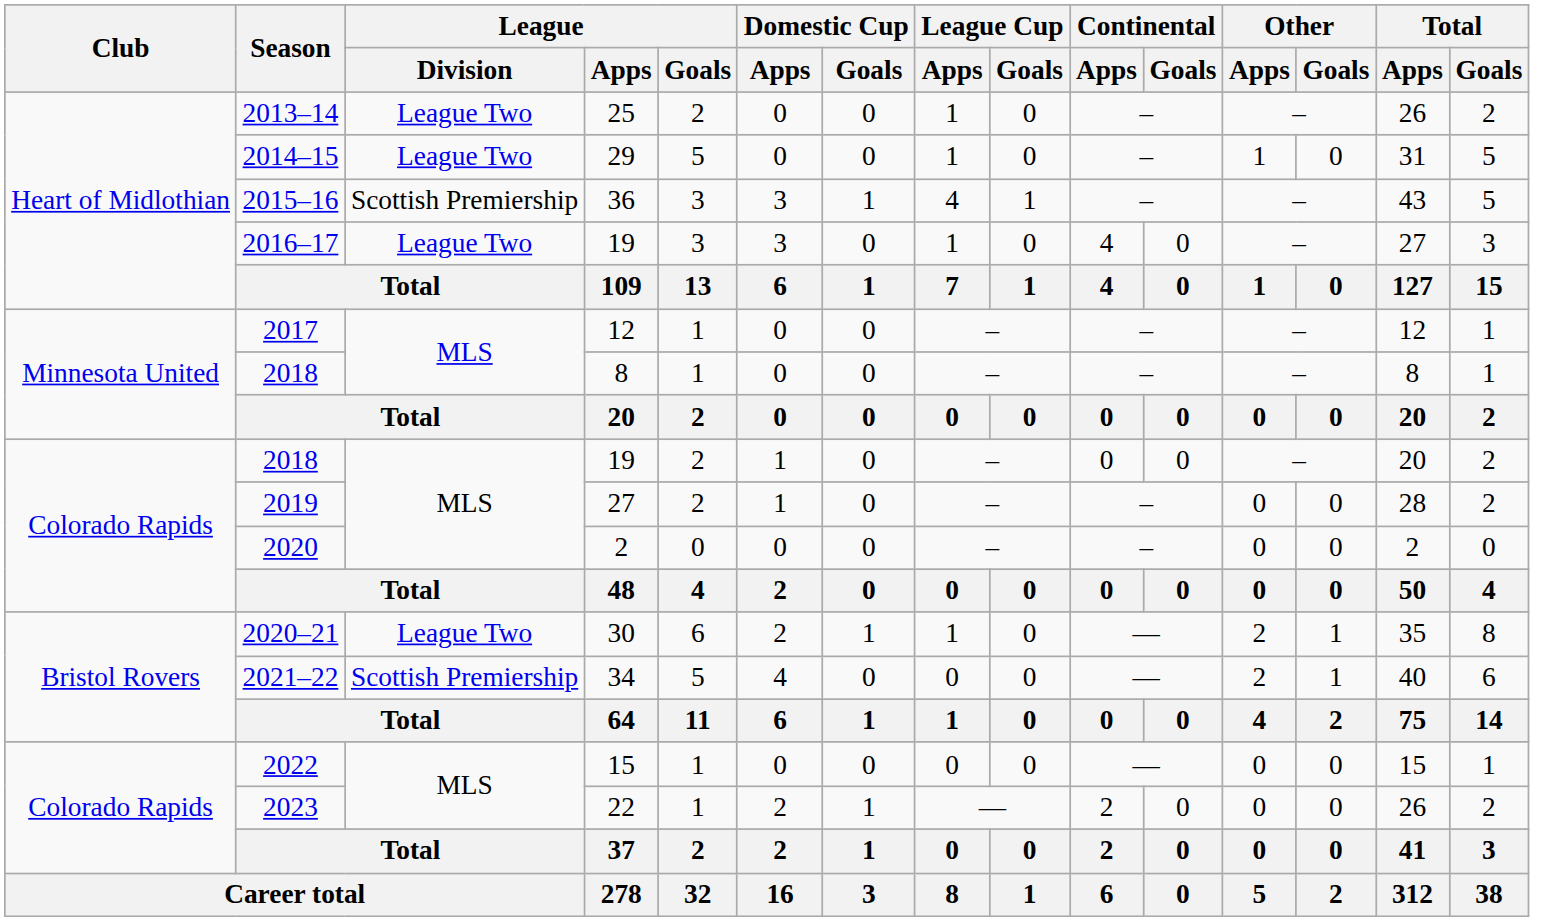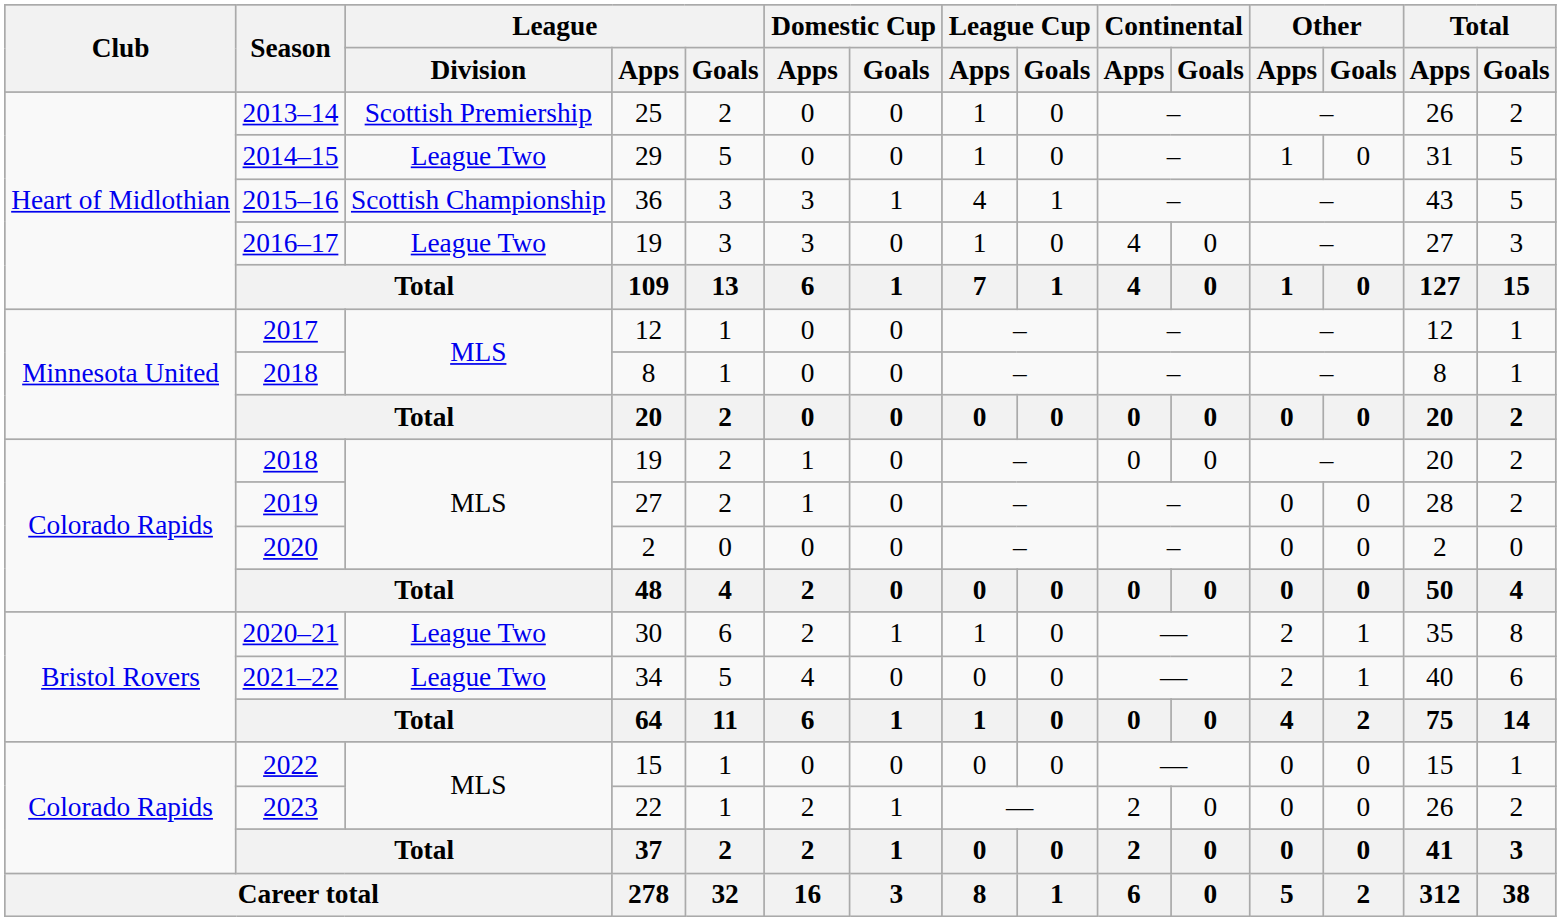(465, 112) League Two -> (478, 112) Scottish Premiership
(465, 199) Scottish Premiership -> (478, 199) Scottish Championship
(465, 677) Scottish Premiership -> (478, 677) League Two
